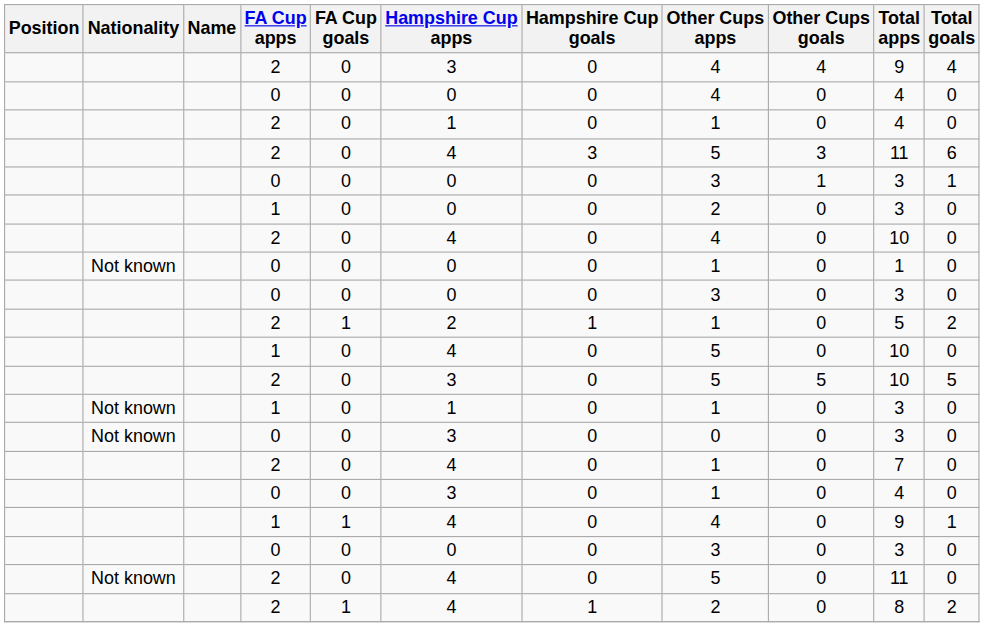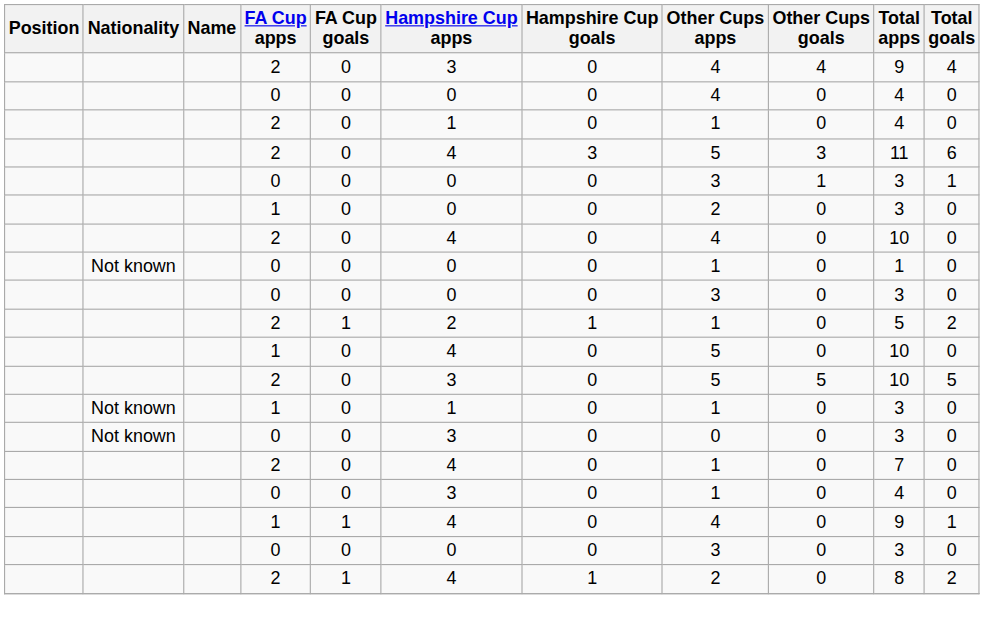- row: (133, 578)
